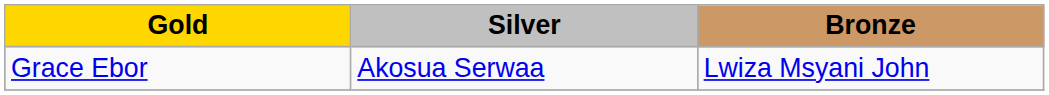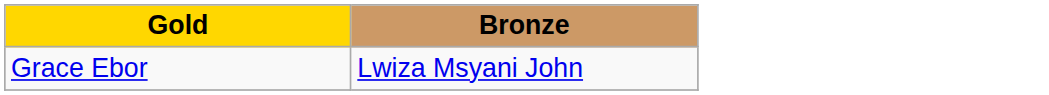- column: (524, 25)
